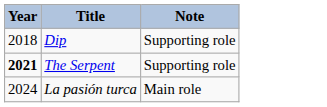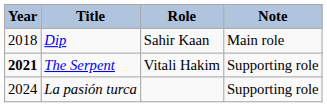+ column: (182, 16)
(190, 40) Supporting role -> (256, 40) Main role
(172, 88) Main role -> (273, 88) Supporting role
